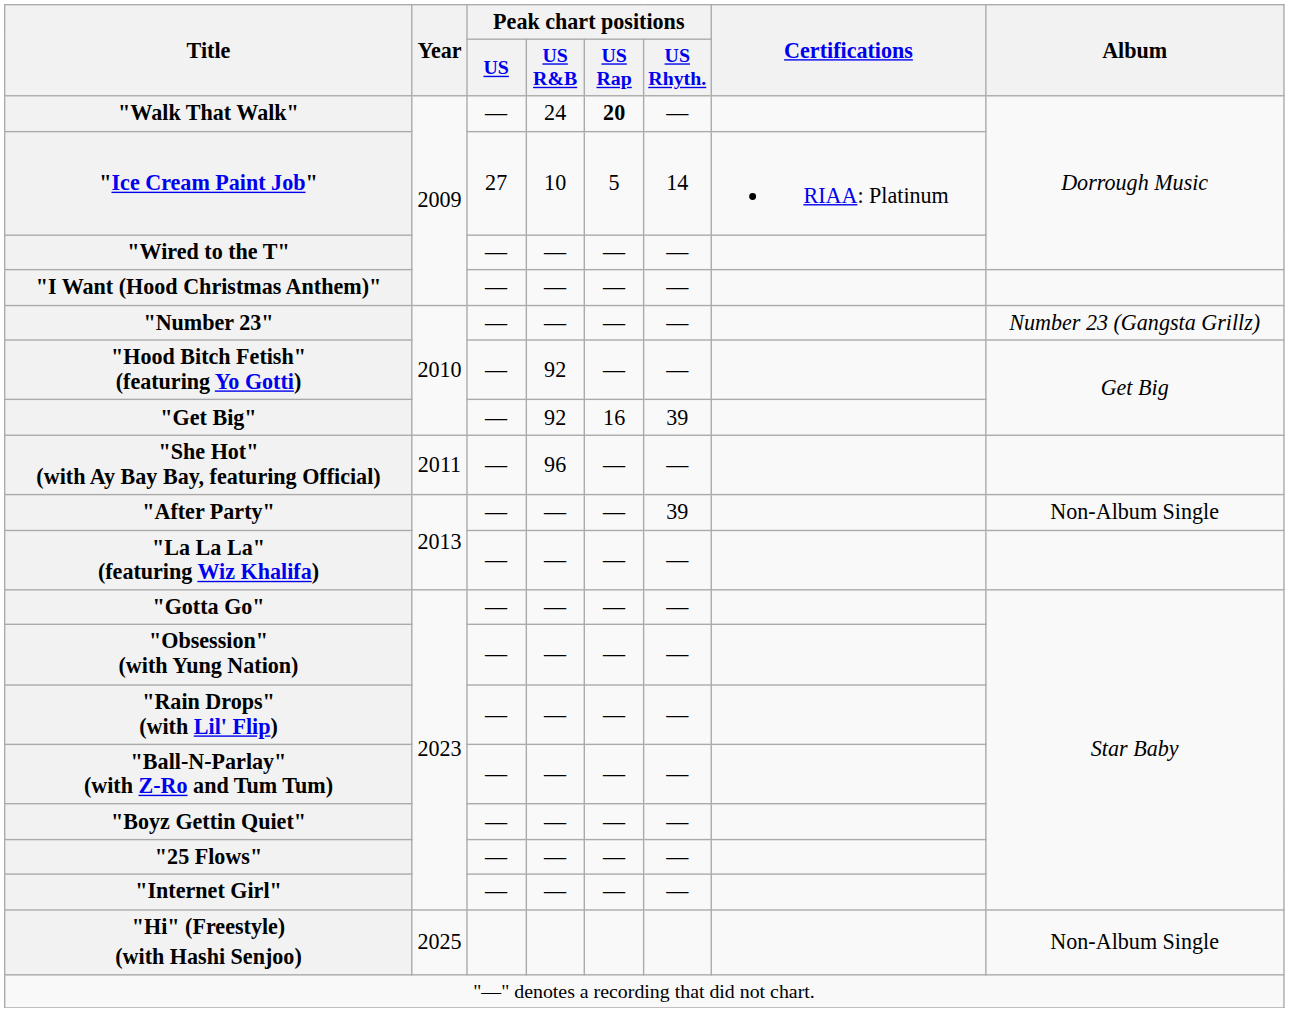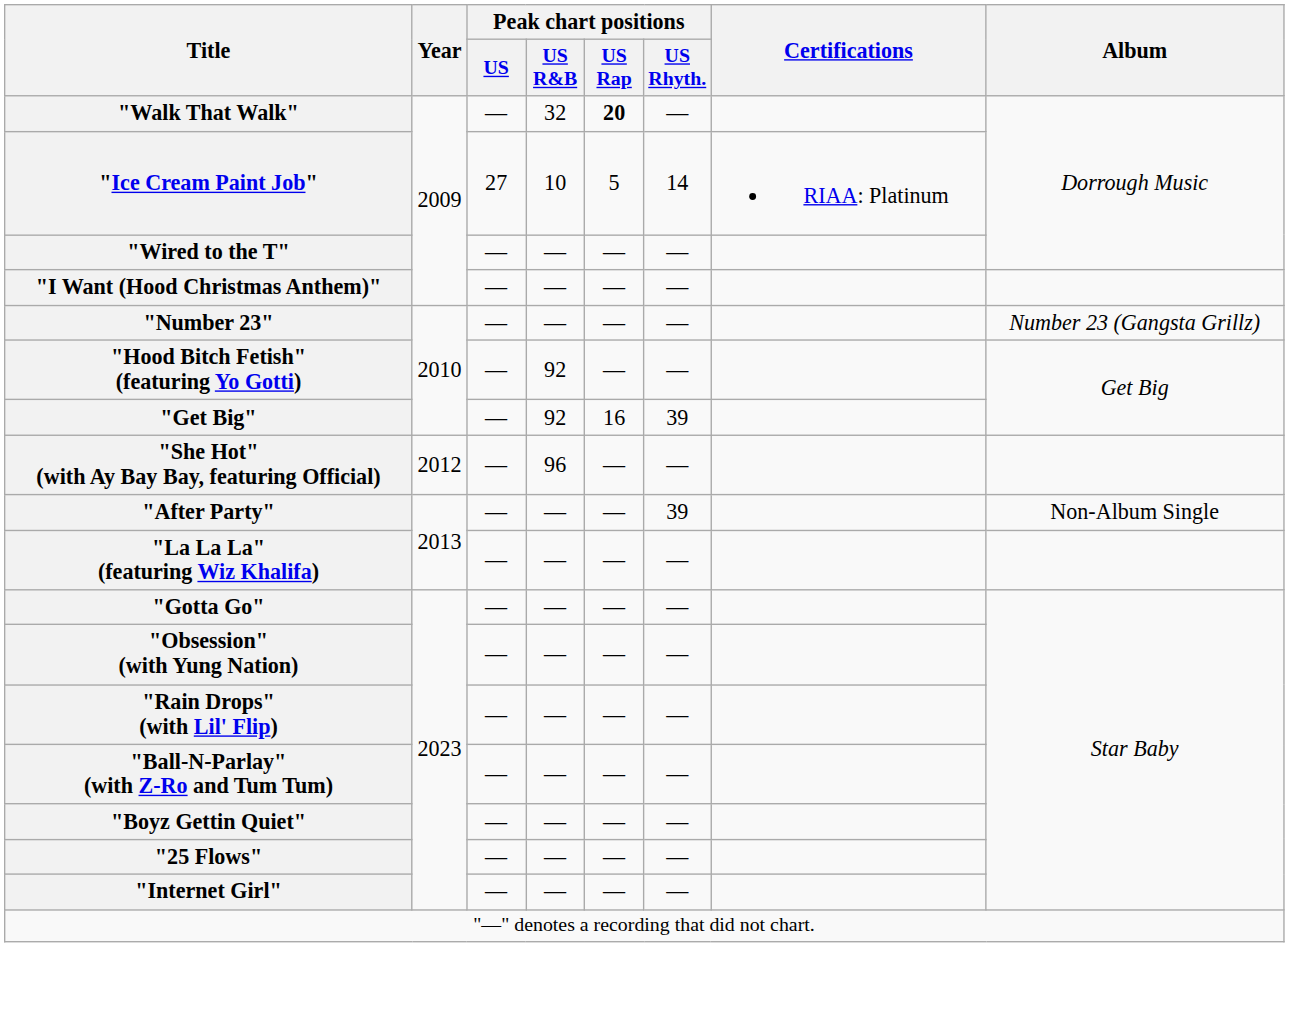(555, 113) 24 -> (555, 113) 32
(439, 464) 2011 -> (439, 464) 2012
- row: (208, 941)
